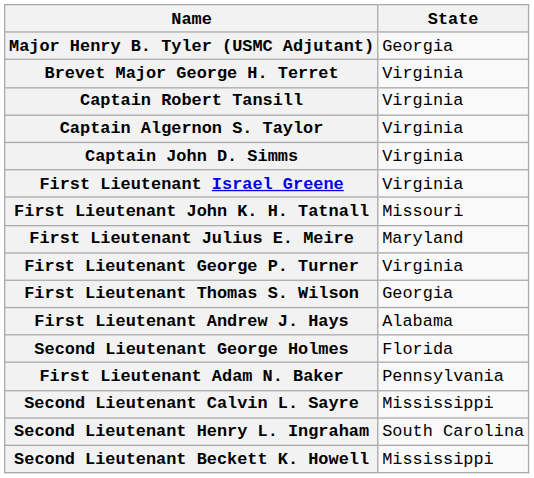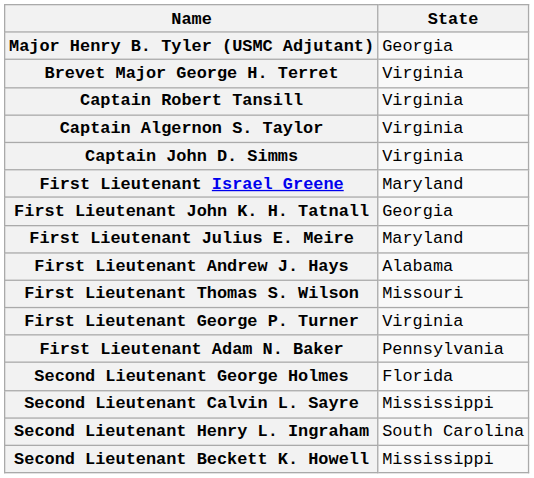(423, 184) Virginia -> (423, 184) Maryland
(423, 211) Missouri -> (418, 211) Georgia
rows swapped: (192, 266) <-> (192, 321)
(418, 294) Georgia -> (423, 294) Missouri
rows swapped: (192, 376) <-> (192, 349)
